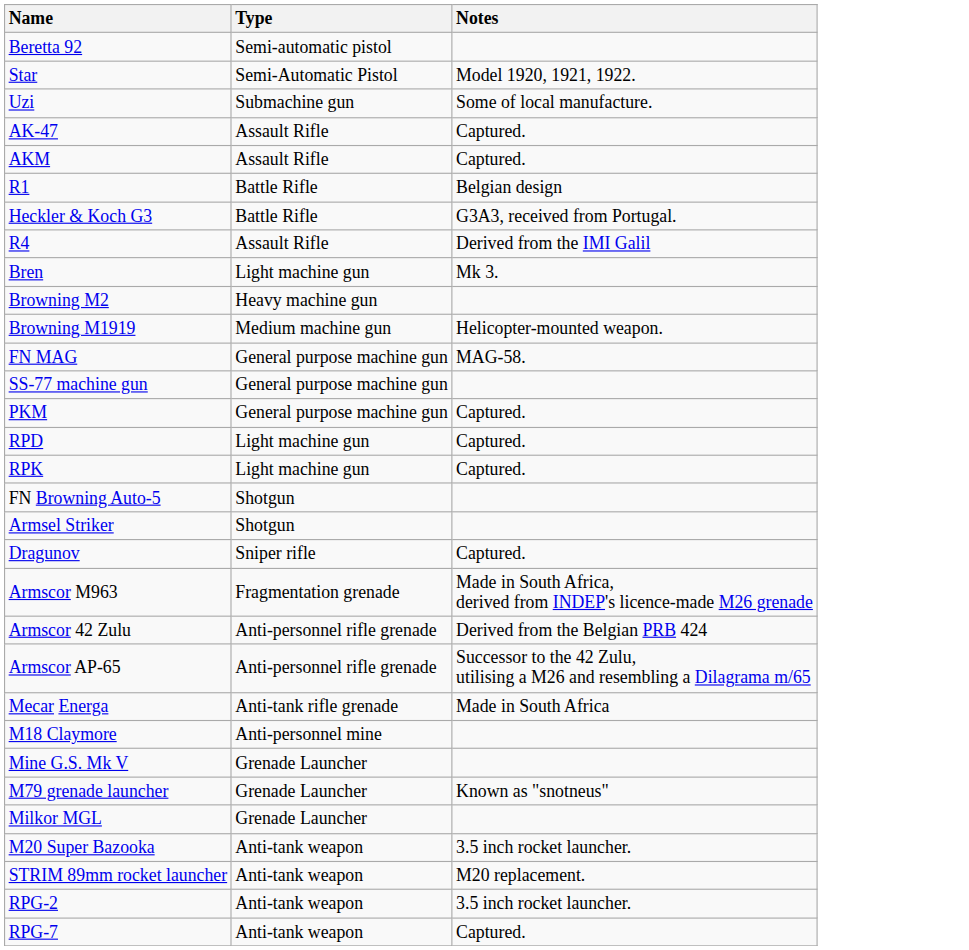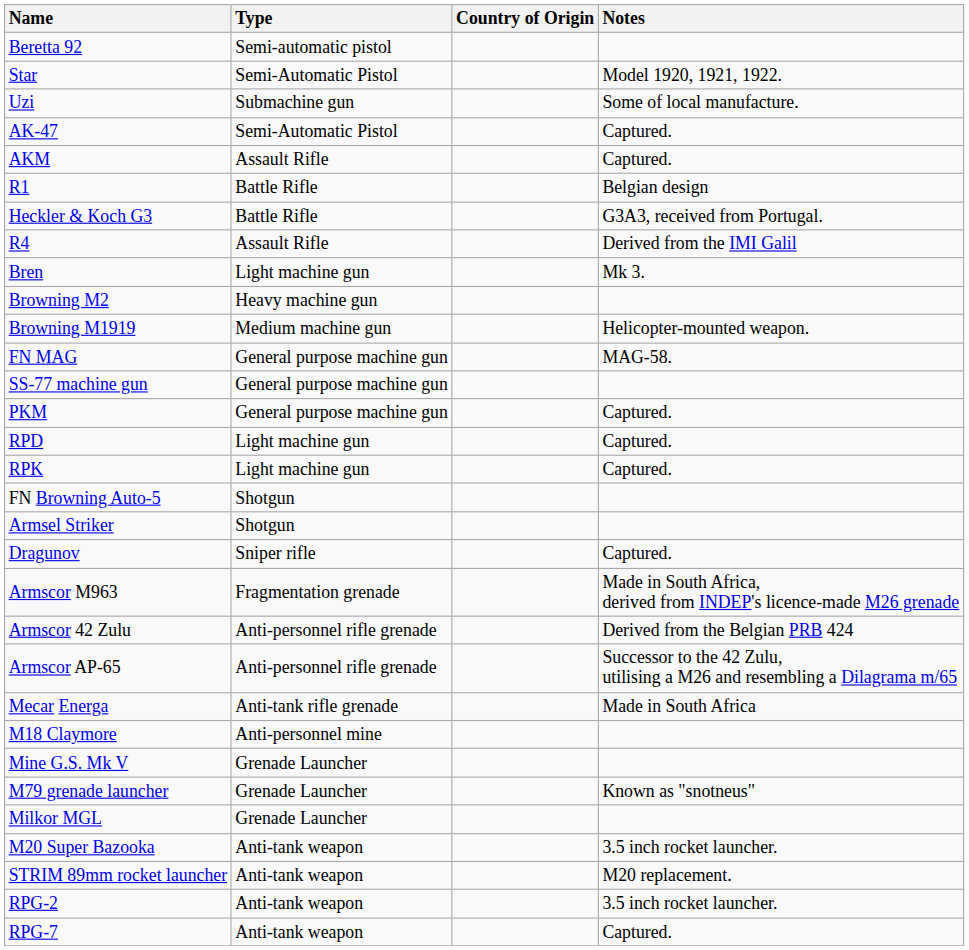+ column: (525, 18)
(282, 131) Assault Rifle -> (316, 131) Semi-Automatic Pistol
